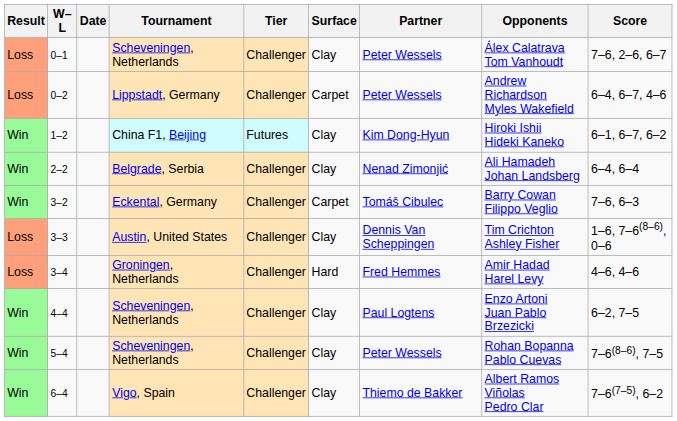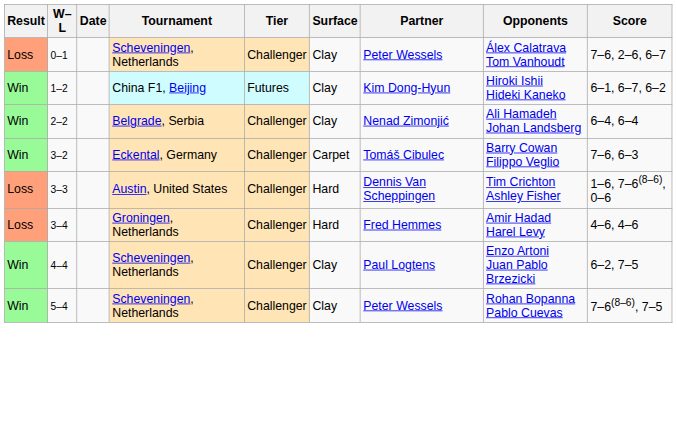- row: (59, 95)
(324, 237) Clay -> (326, 189) Hard
- row: (59, 393)
